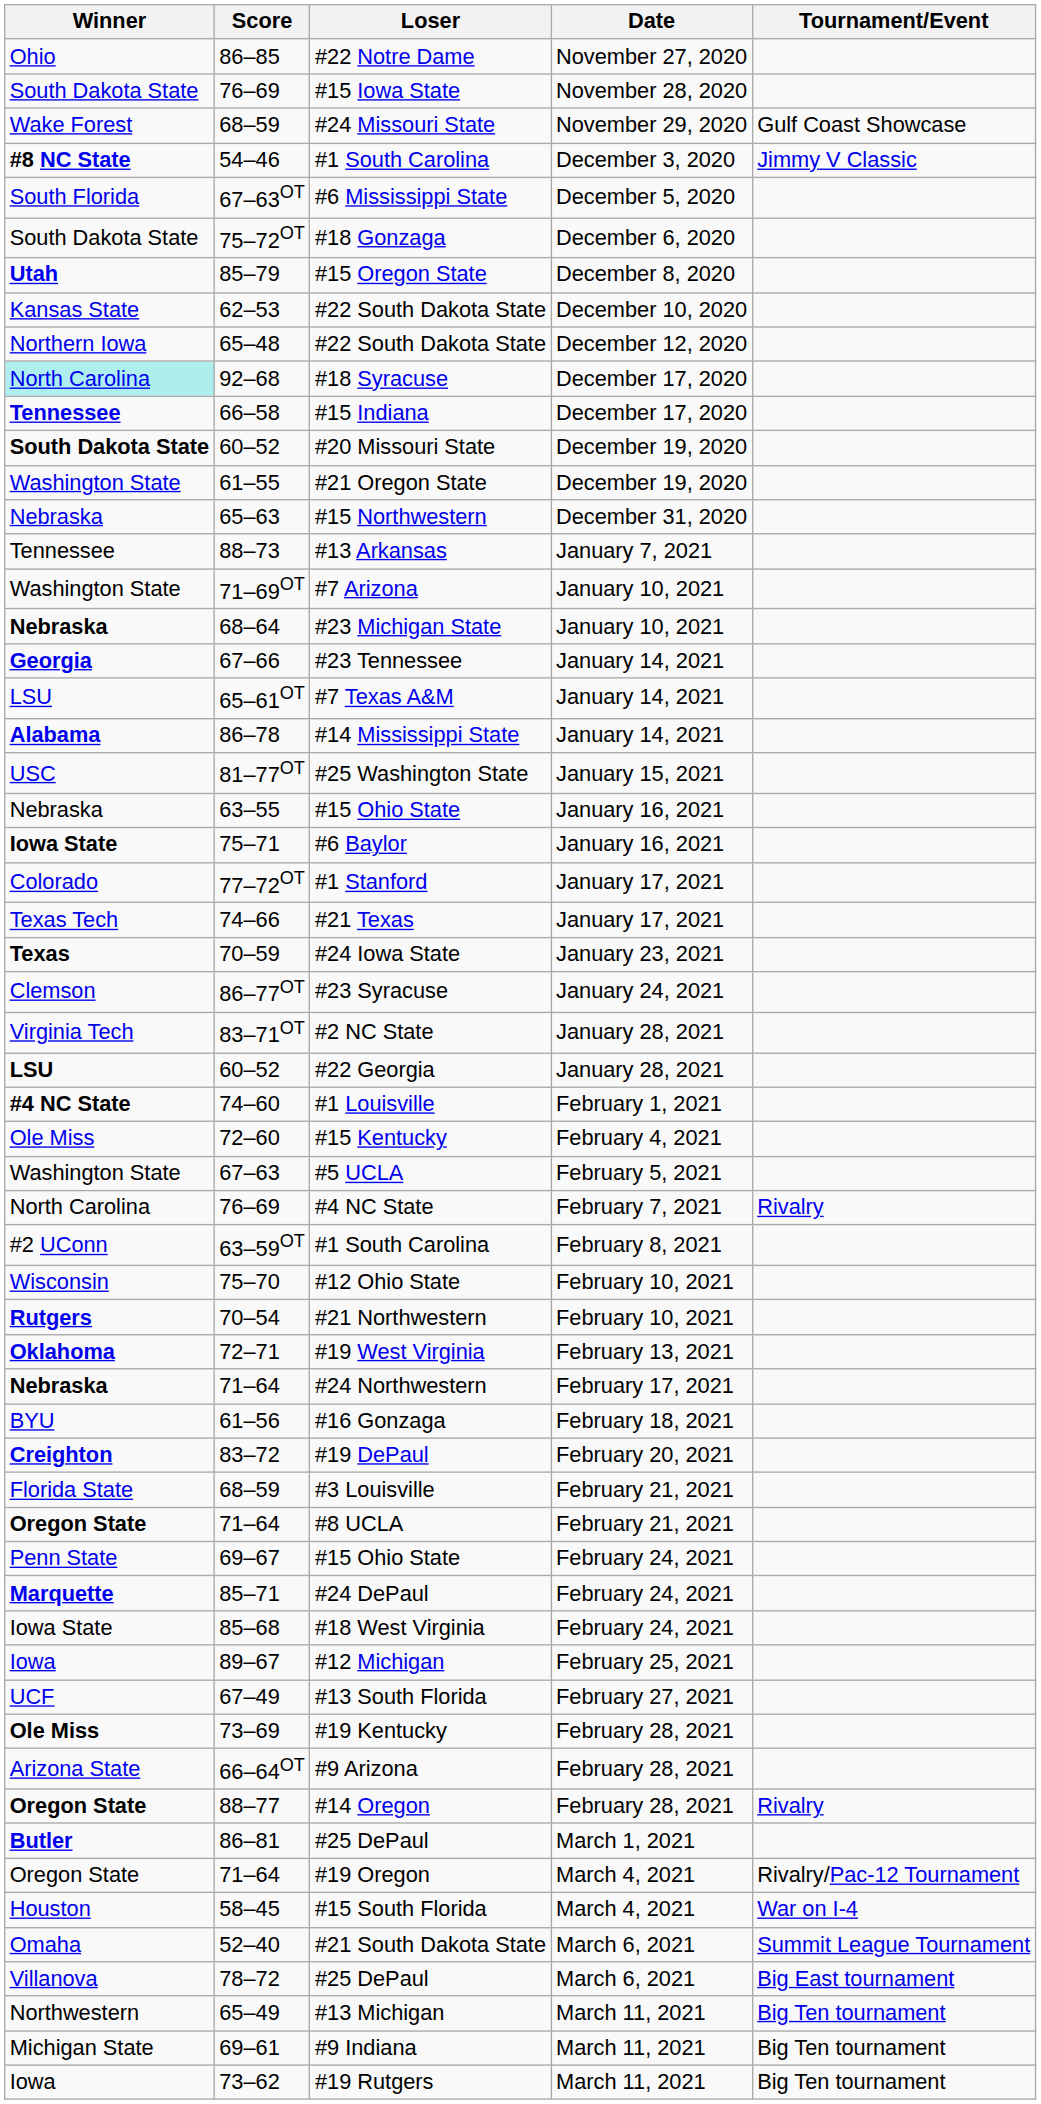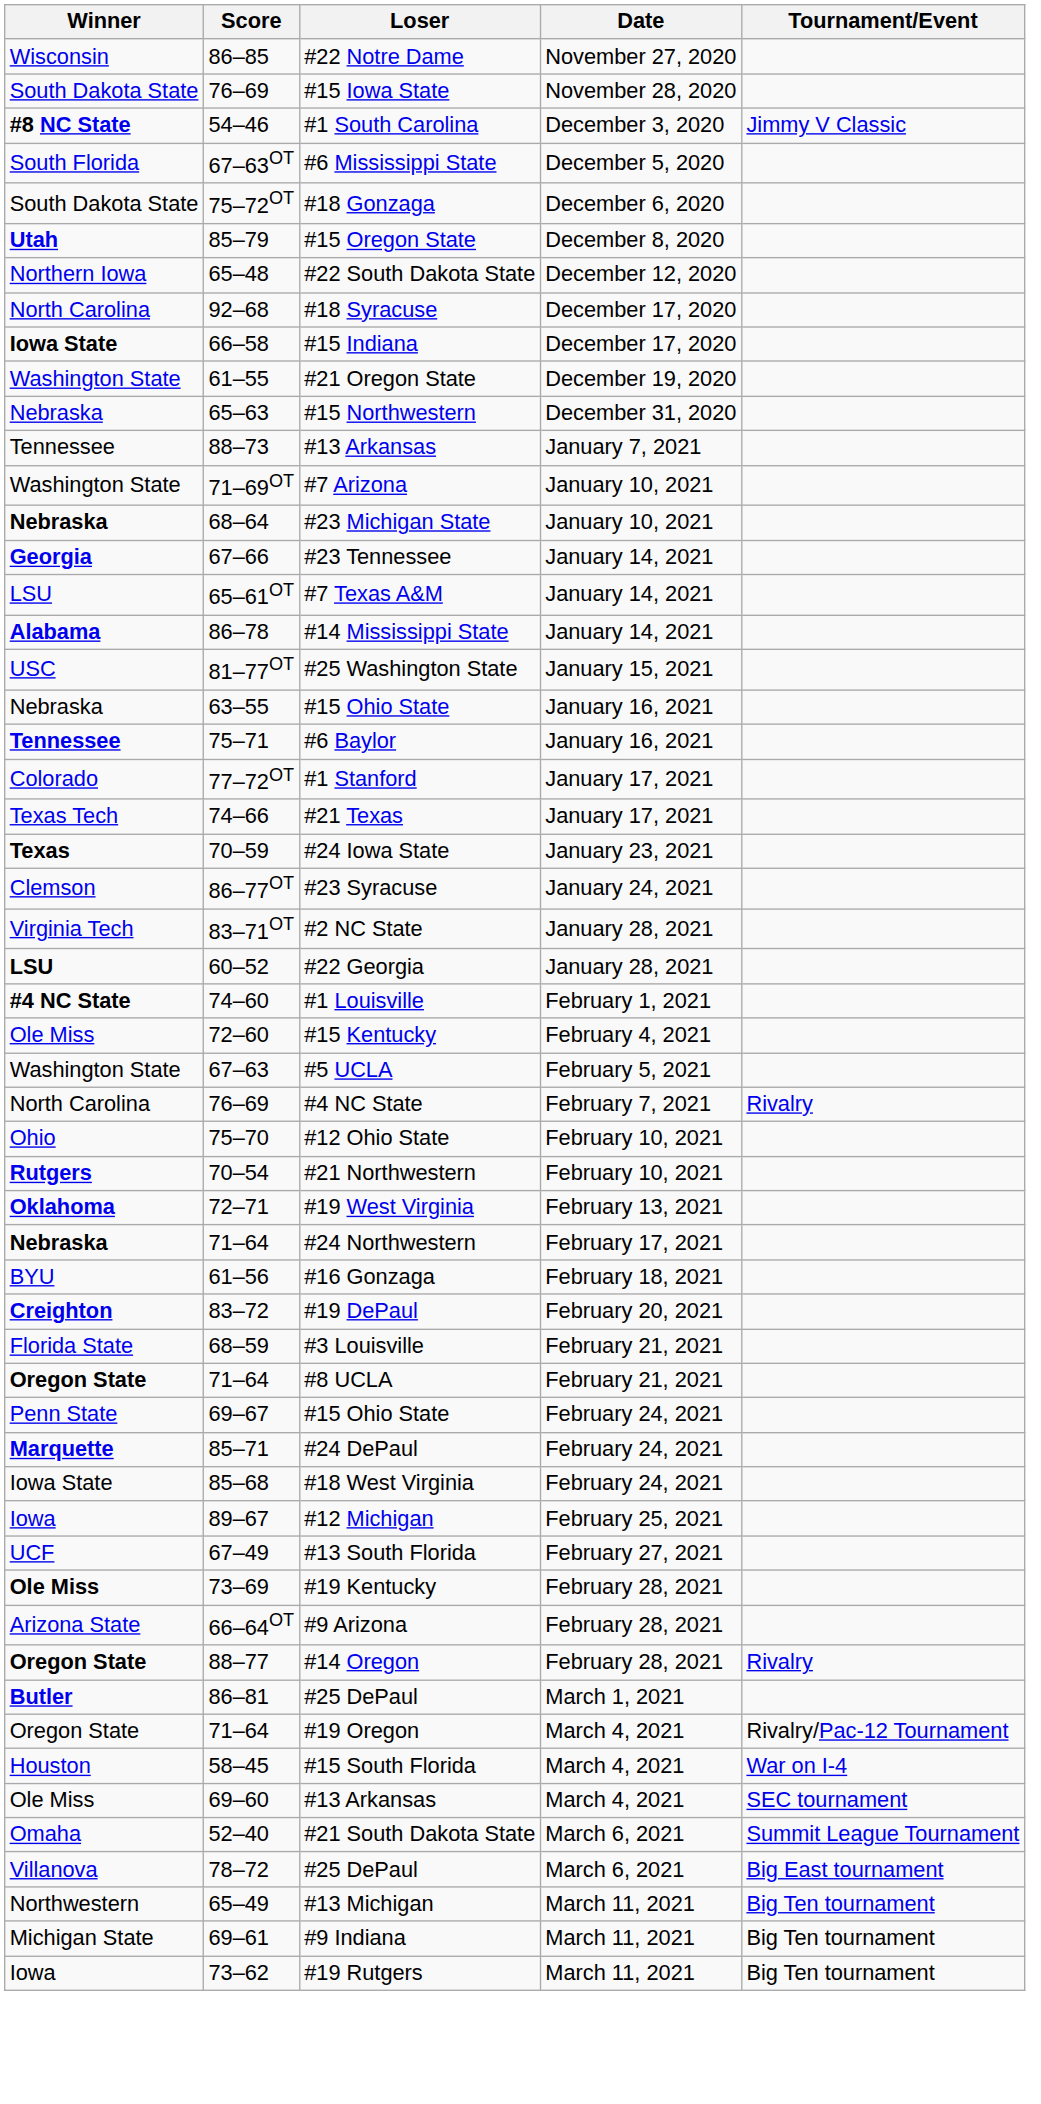(33, 56) Ohio -> (59, 56) Wisconsin
- row: (249, 125)
- row: (249, 309)
(80, 378) paleturquoise background -> (80, 309) no background
(65, 413) Tennessee -> (64, 344) Iowa State
- row: (249, 447)
(64, 844) Iowa State -> (65, 741) Tennessee
- row: (262, 1245)
(59, 1282) Wisconsin -> (33, 1138) Ohio
+ row: (239, 1800)
